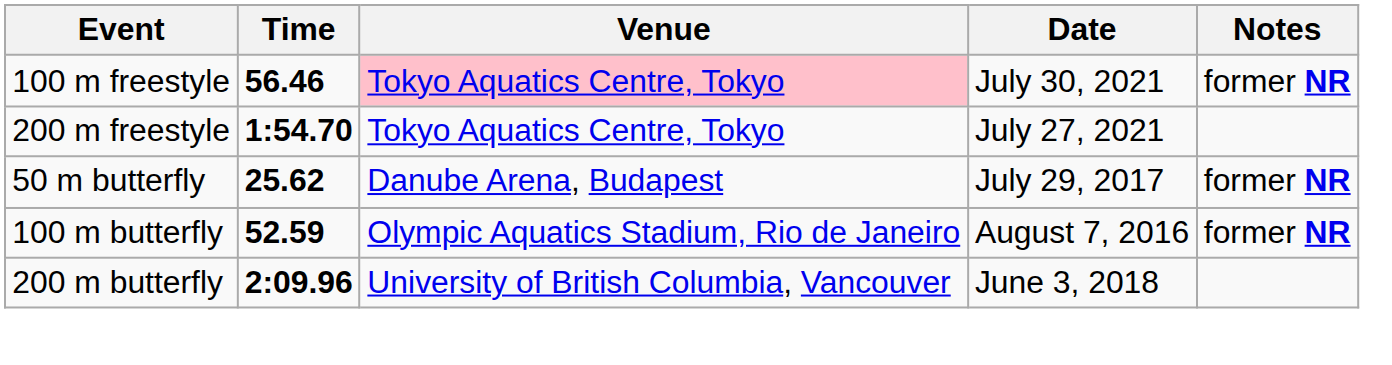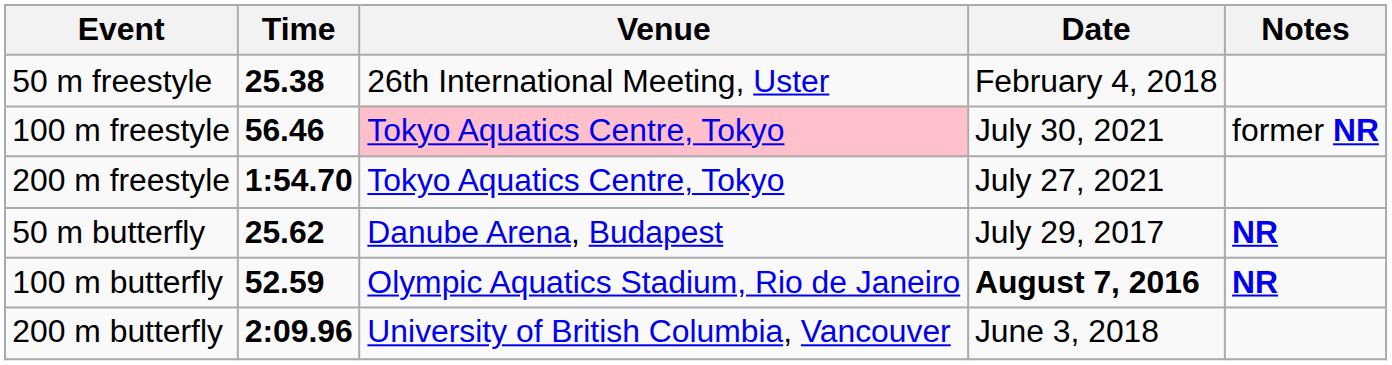+ row: (112, 80)
(1277, 181) former NR -> (1255, 231) NR
(1082, 231) normal -> (1087, 282) bold
(1277, 231) former NR -> (1255, 282) NR
